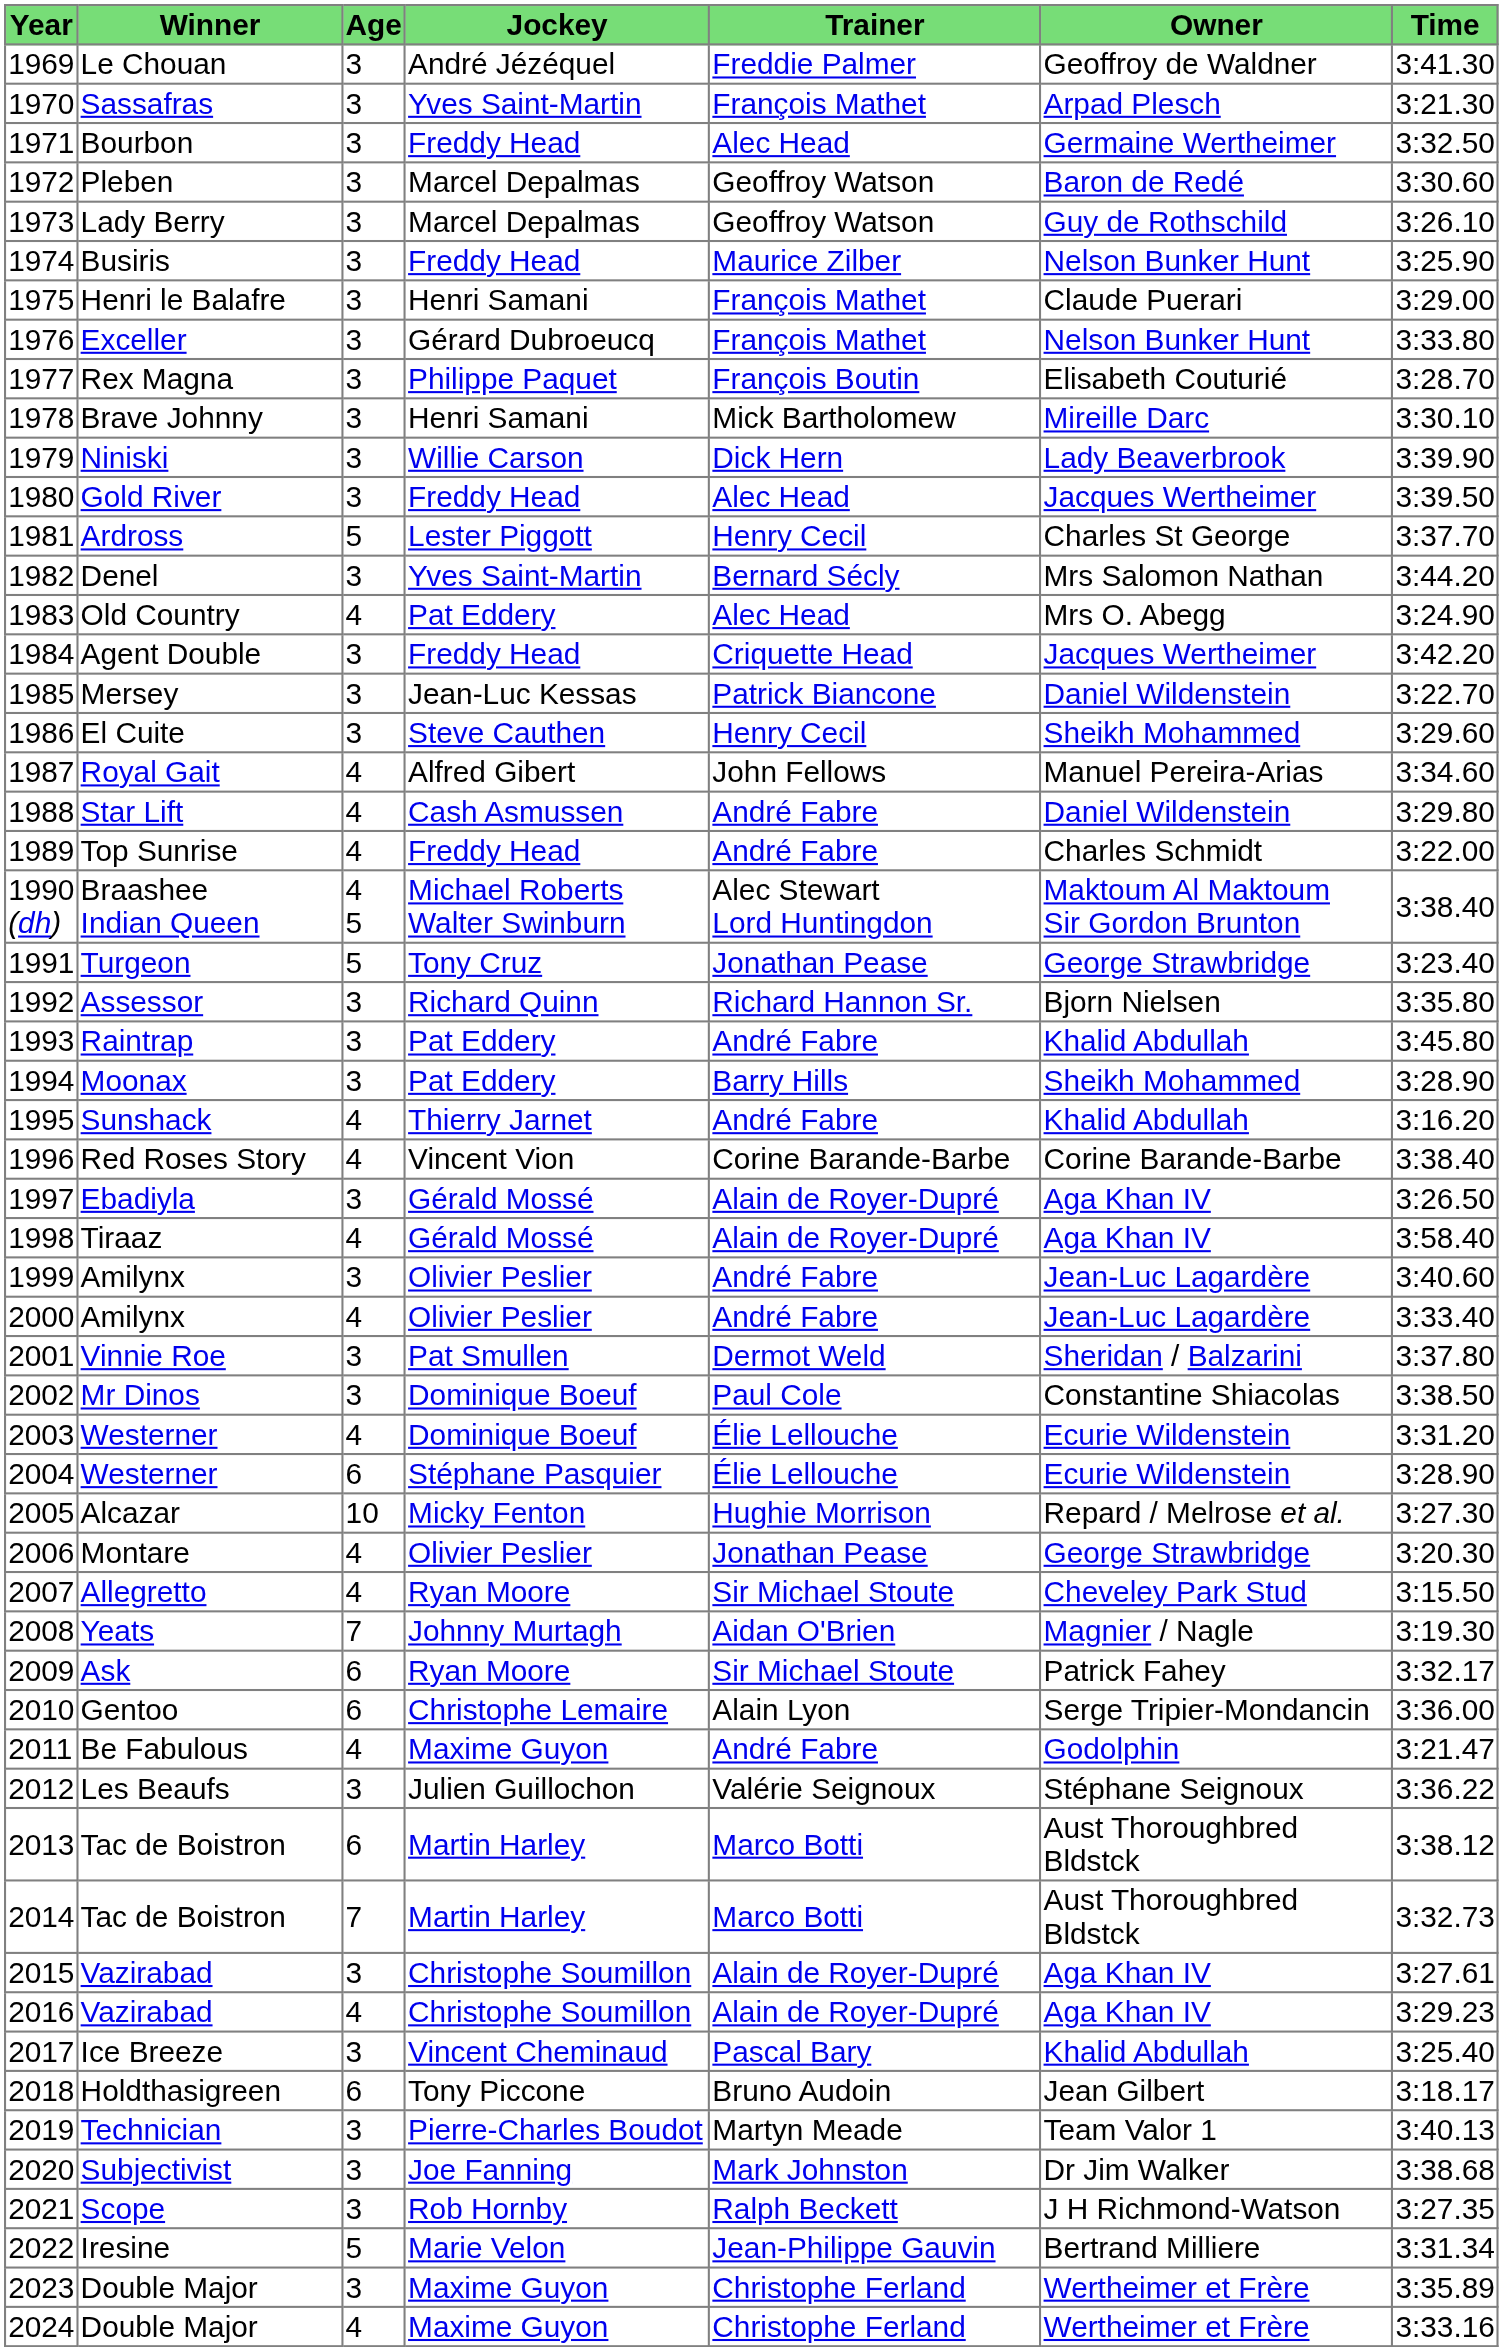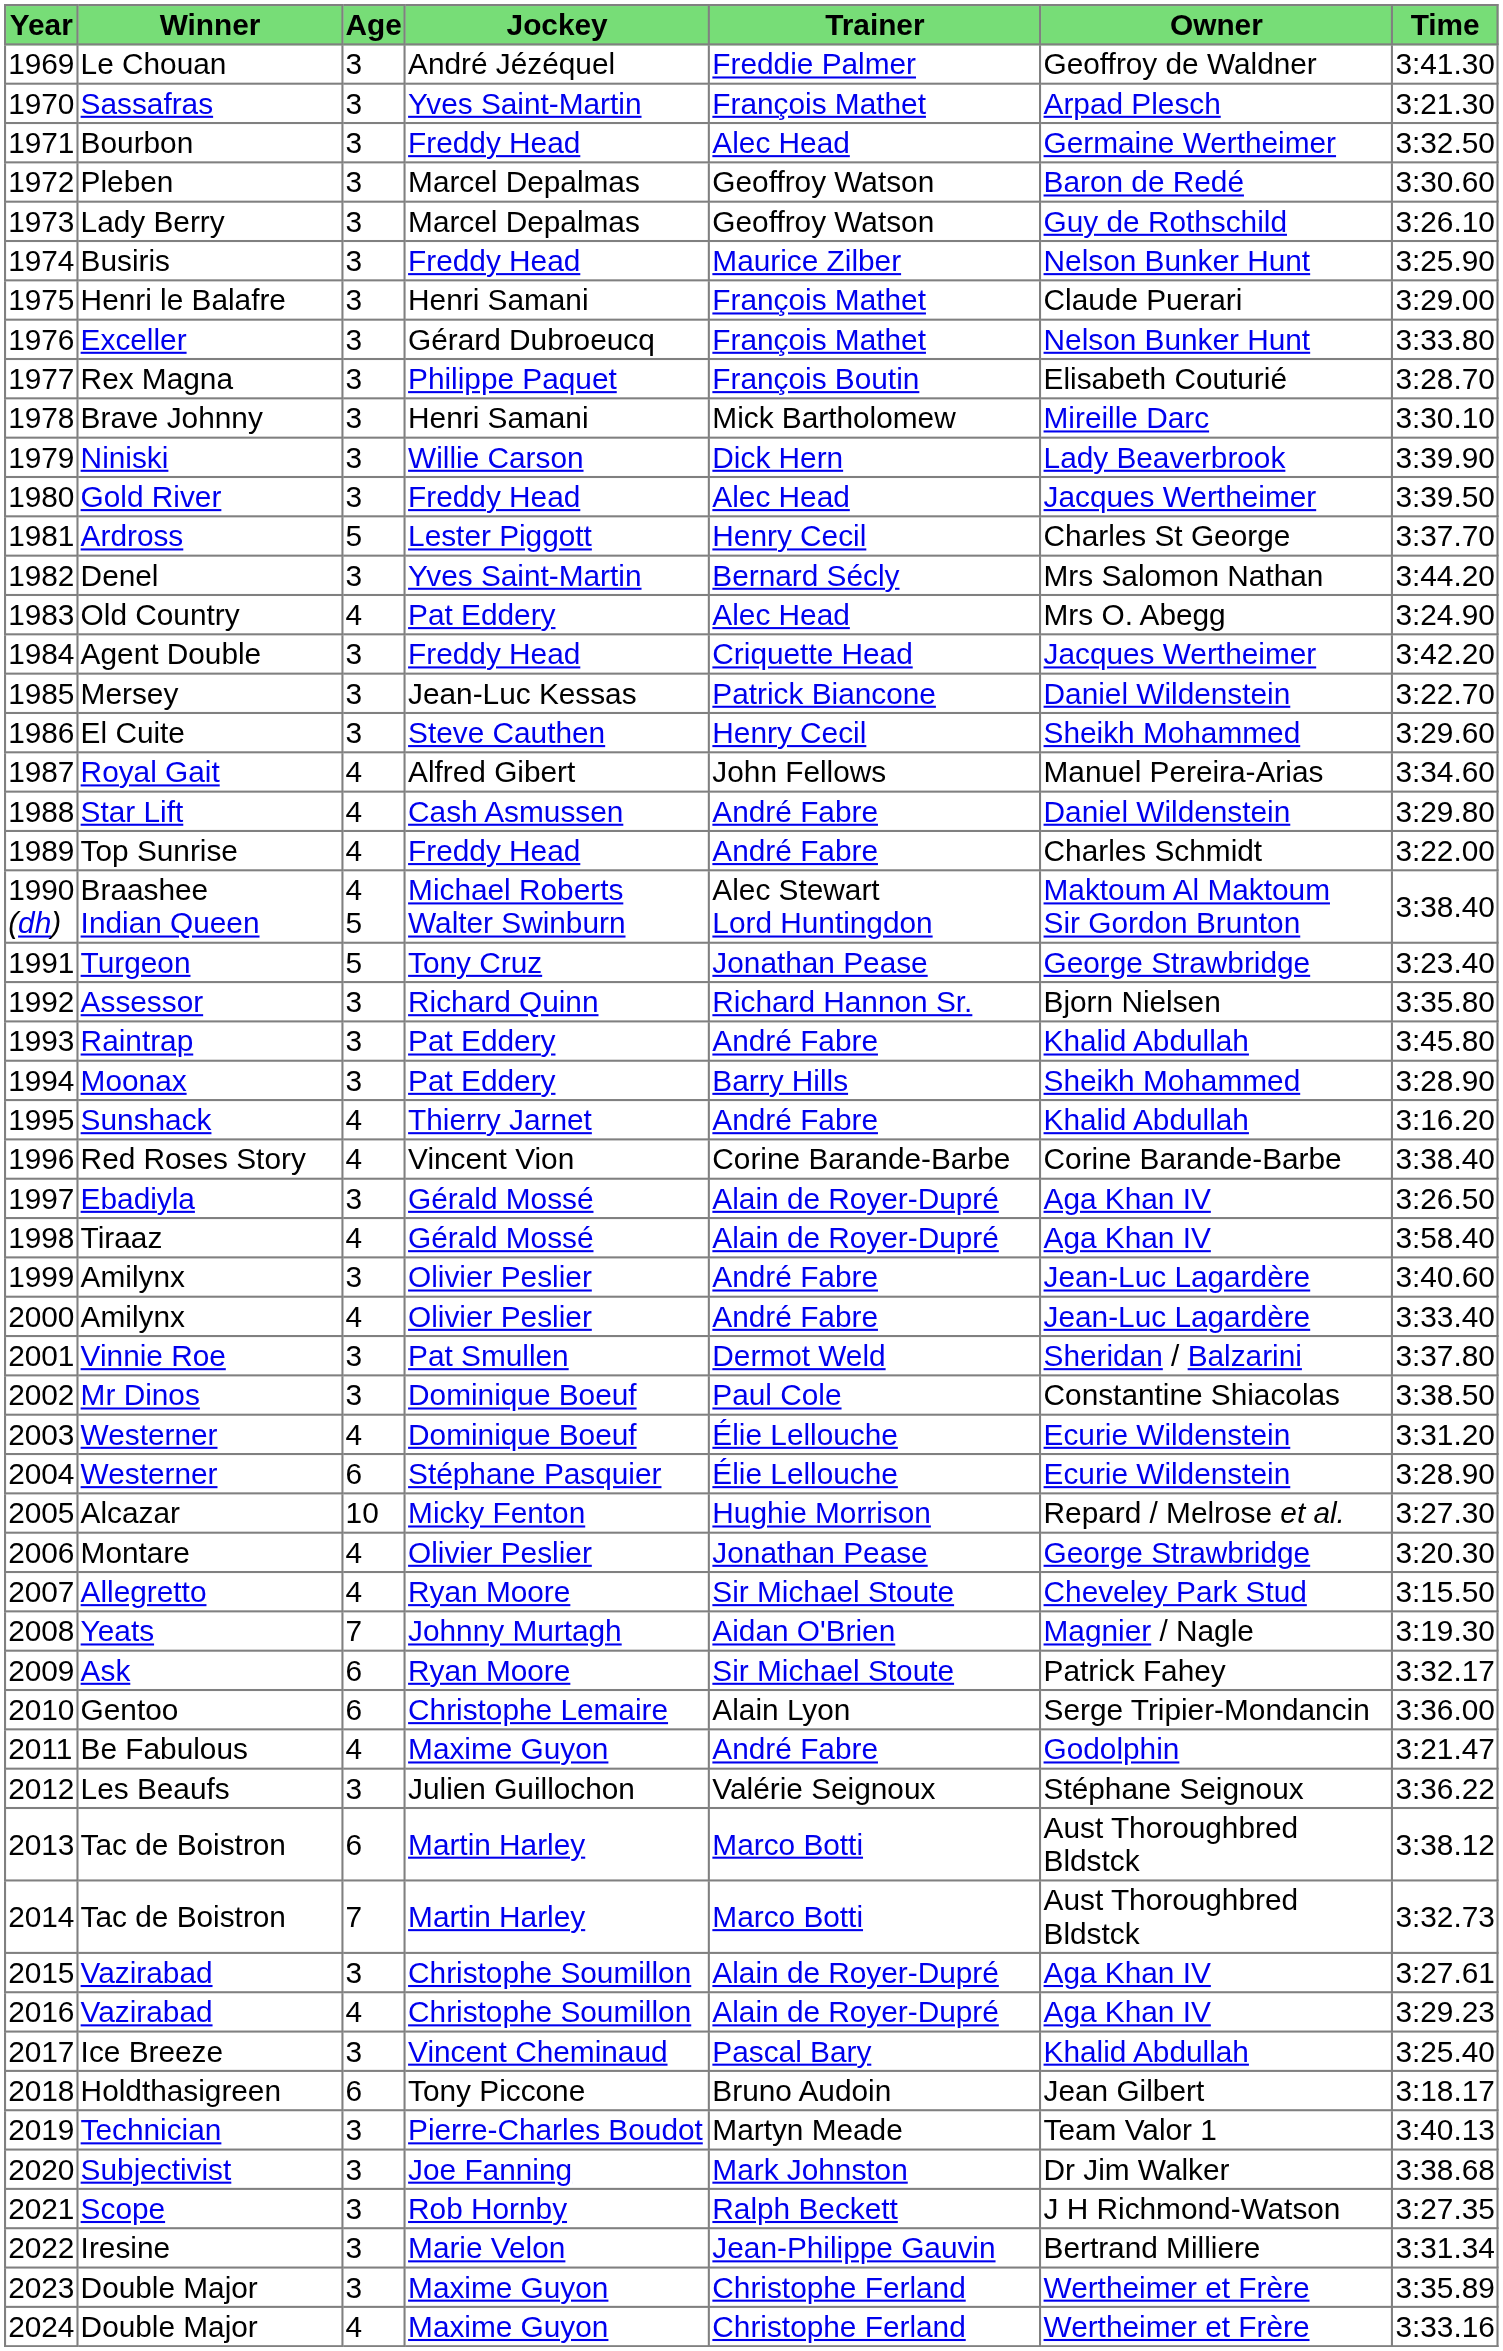(354, 2248) 5 -> (354, 2248) 3
